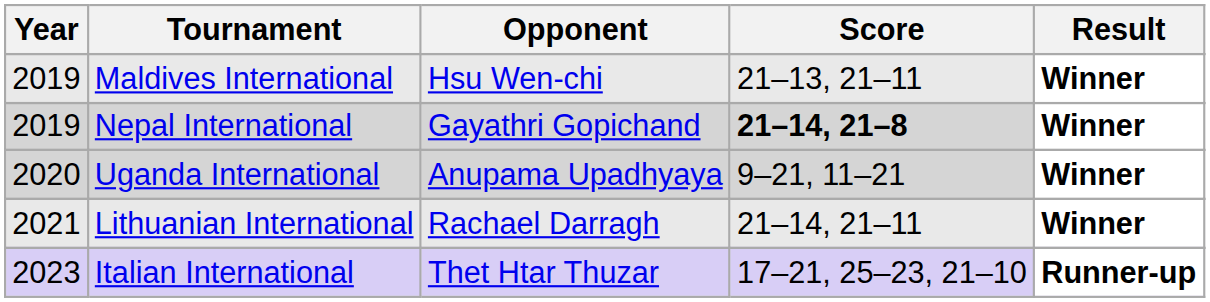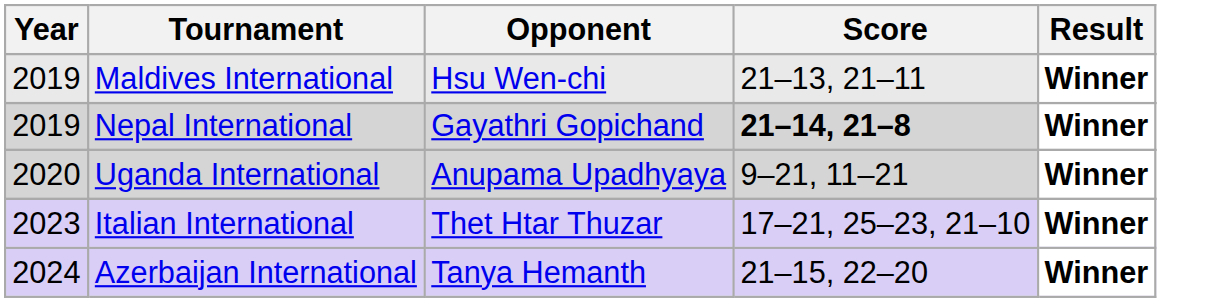- row: (254, 224)
(1119, 272) Runner-up -> (1096, 224) Winner
+ row: (256, 272)
